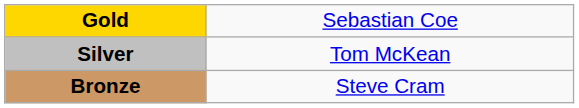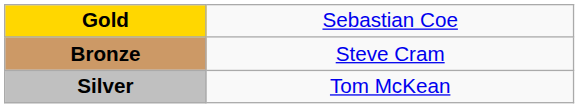rows swapped: (105, 53) <-> (105, 86)
